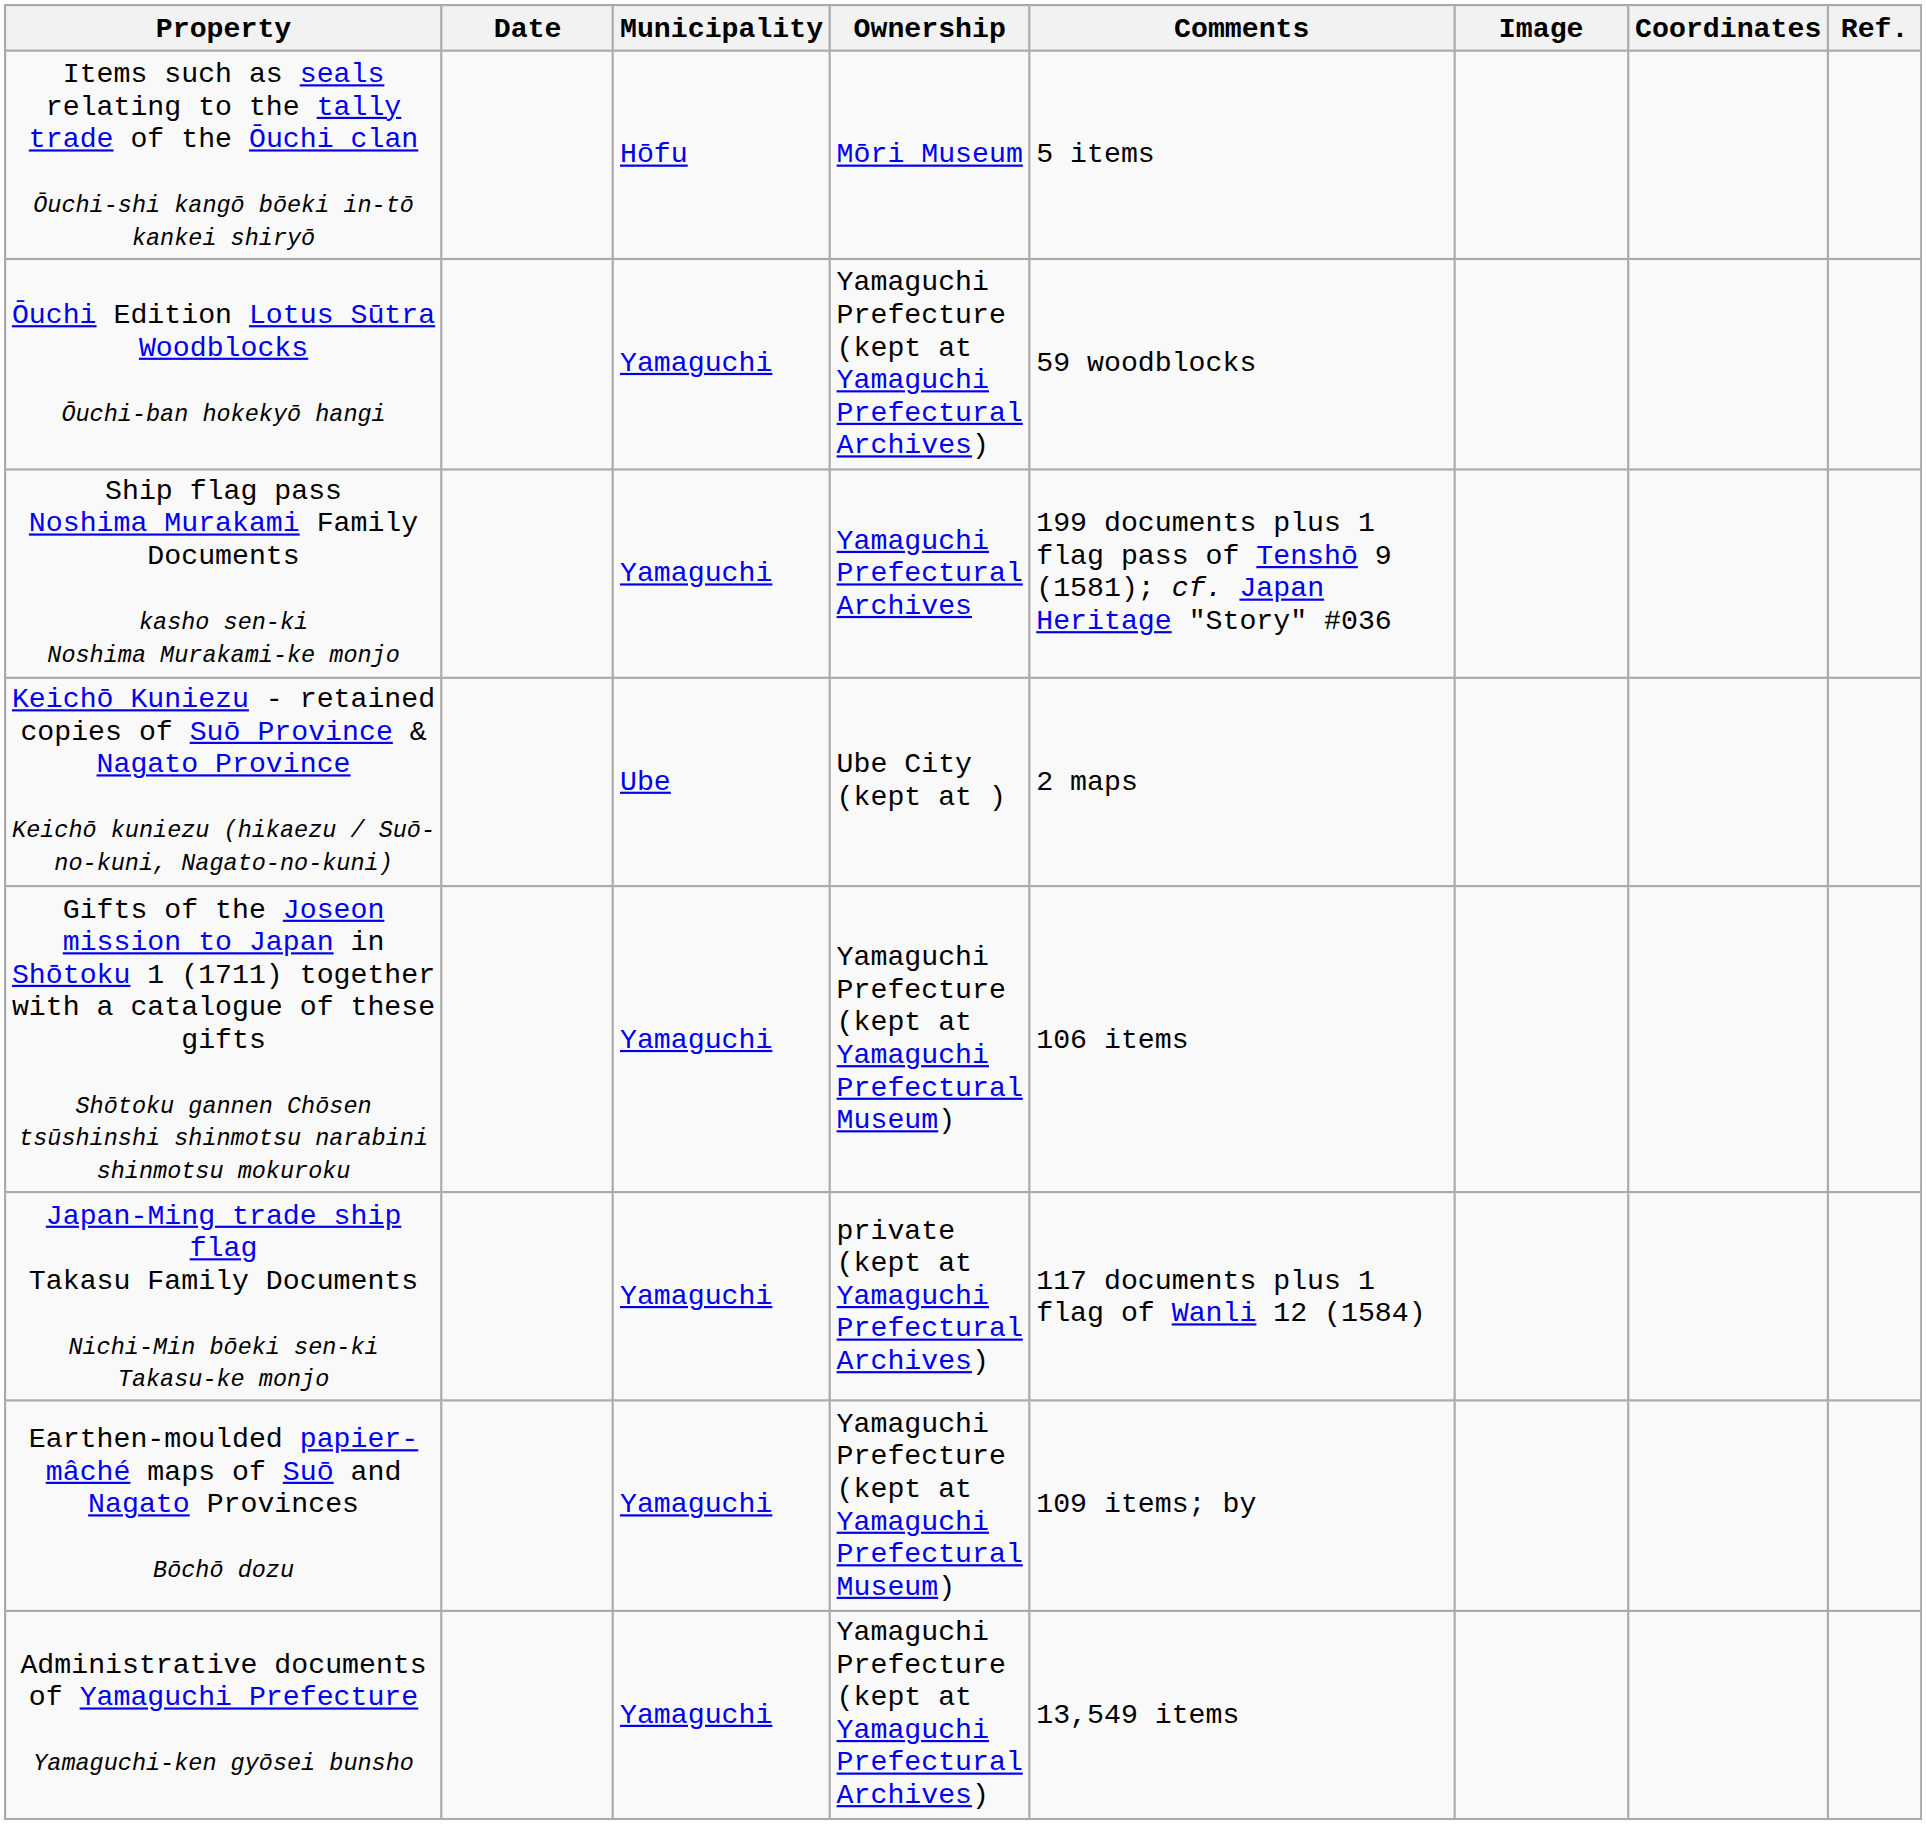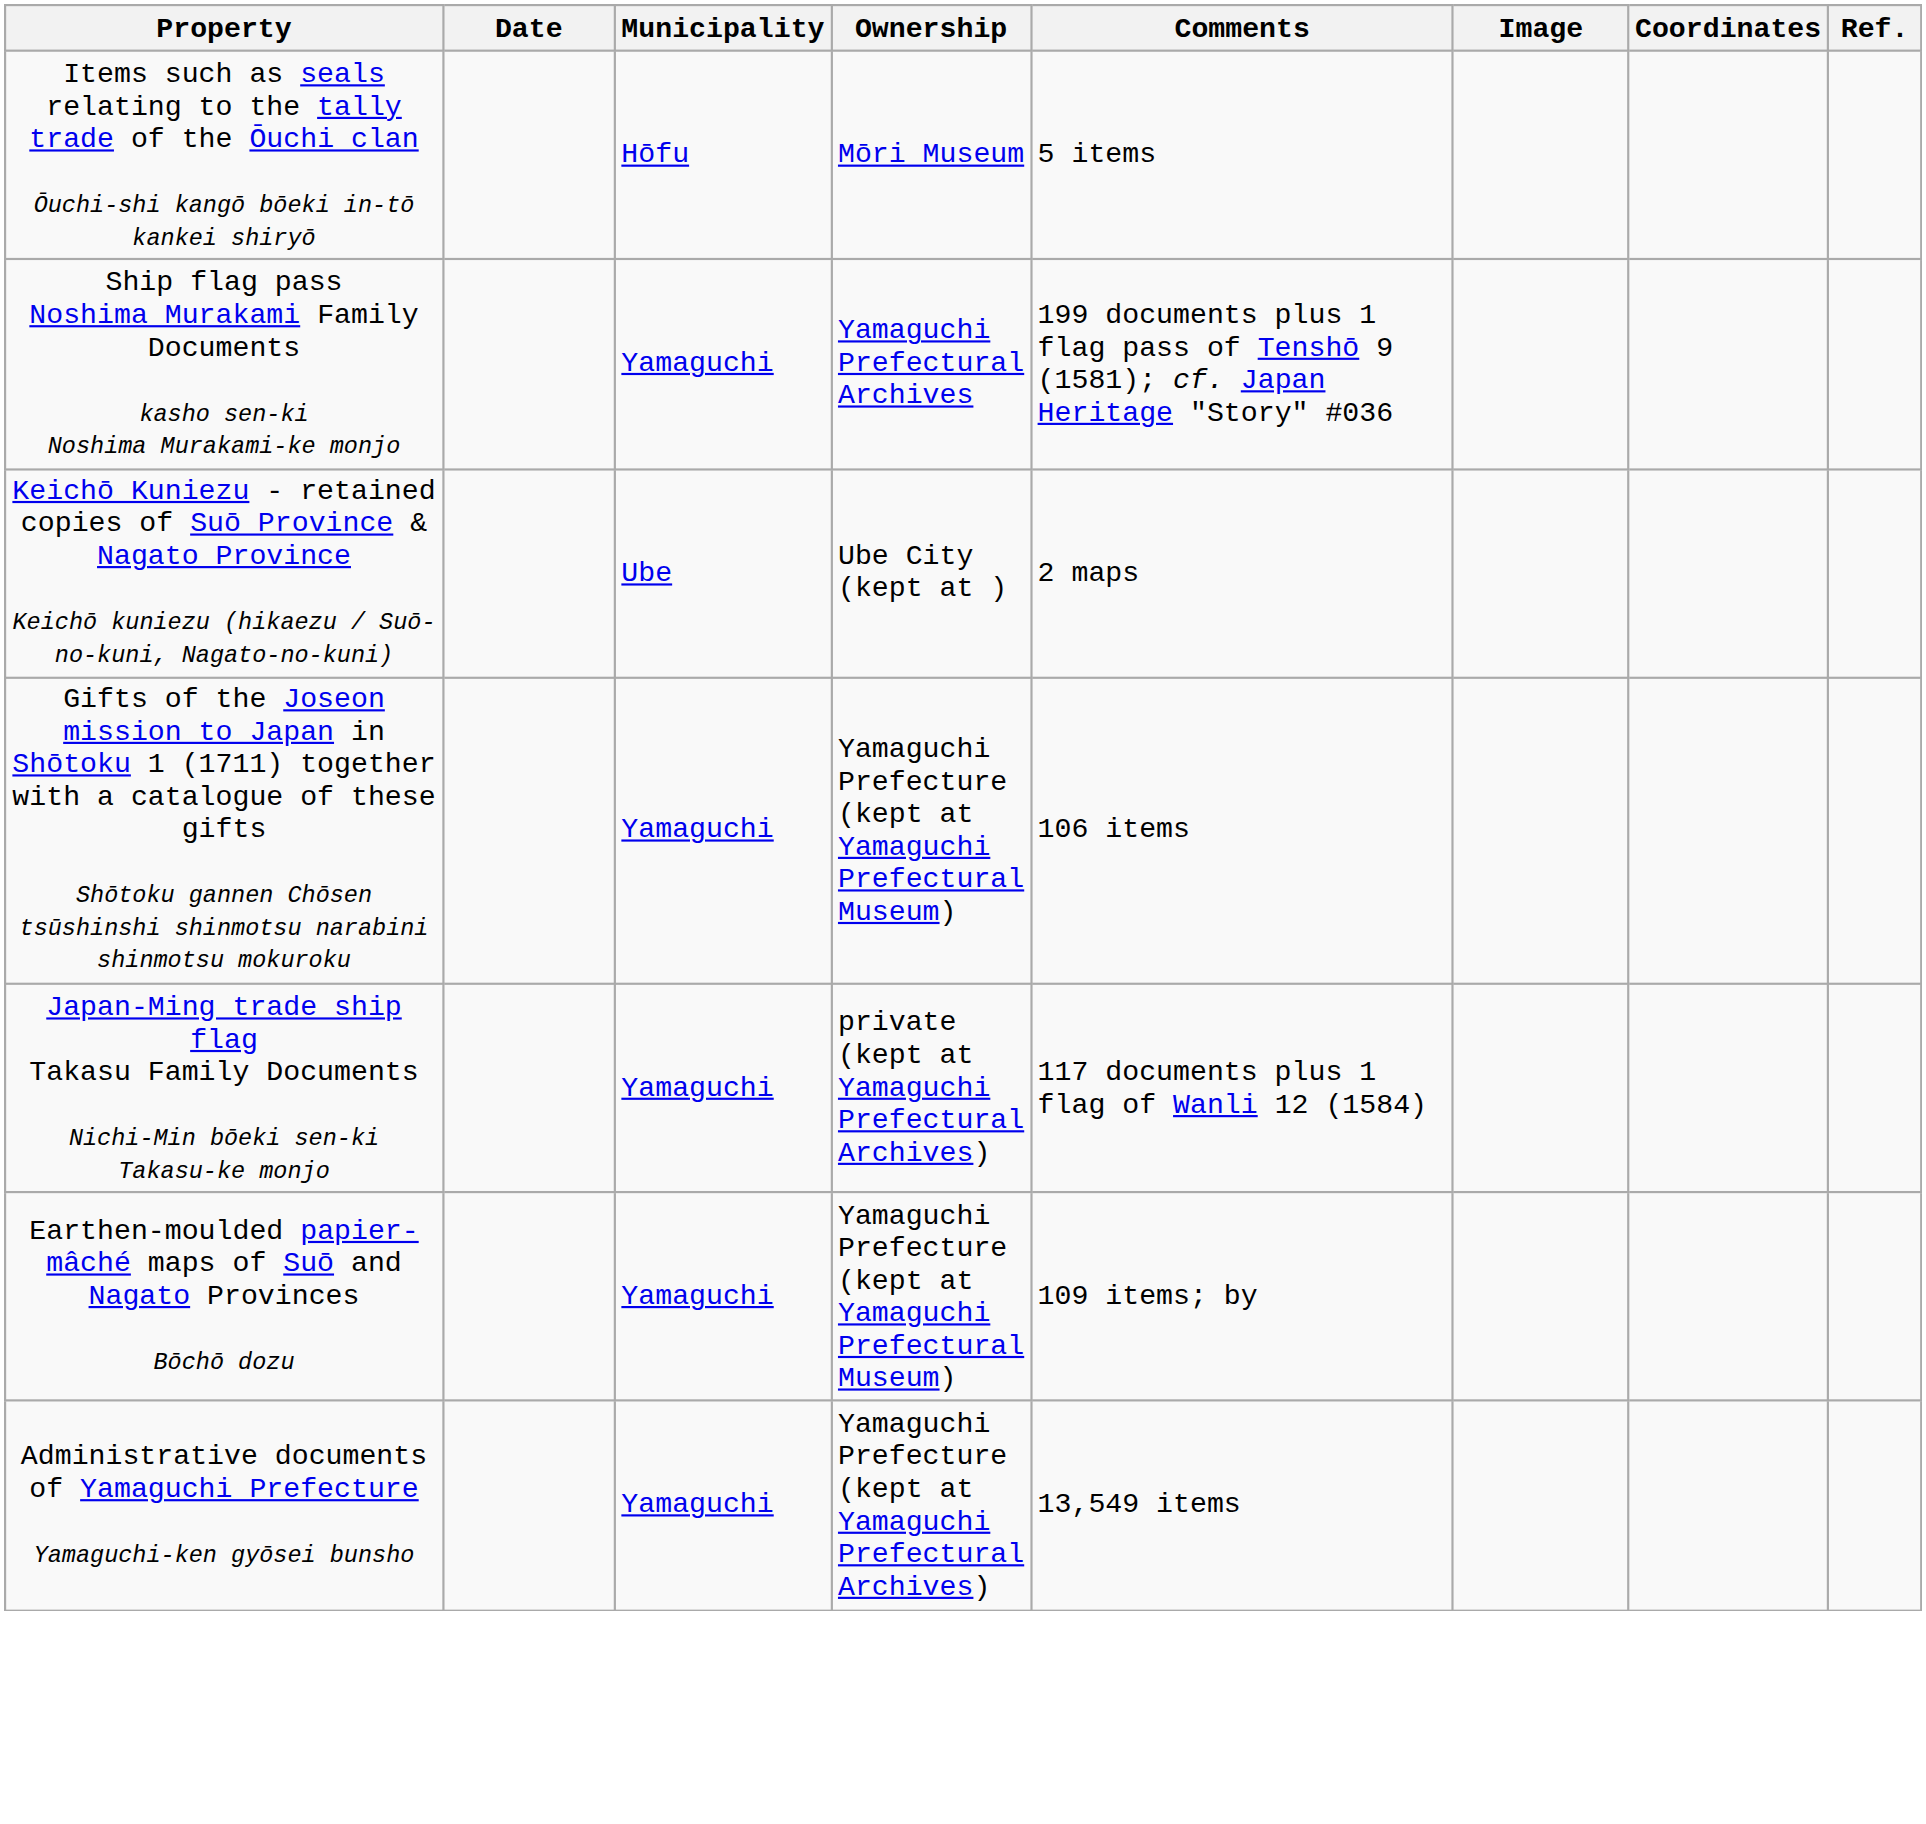- row: (224, 363)
